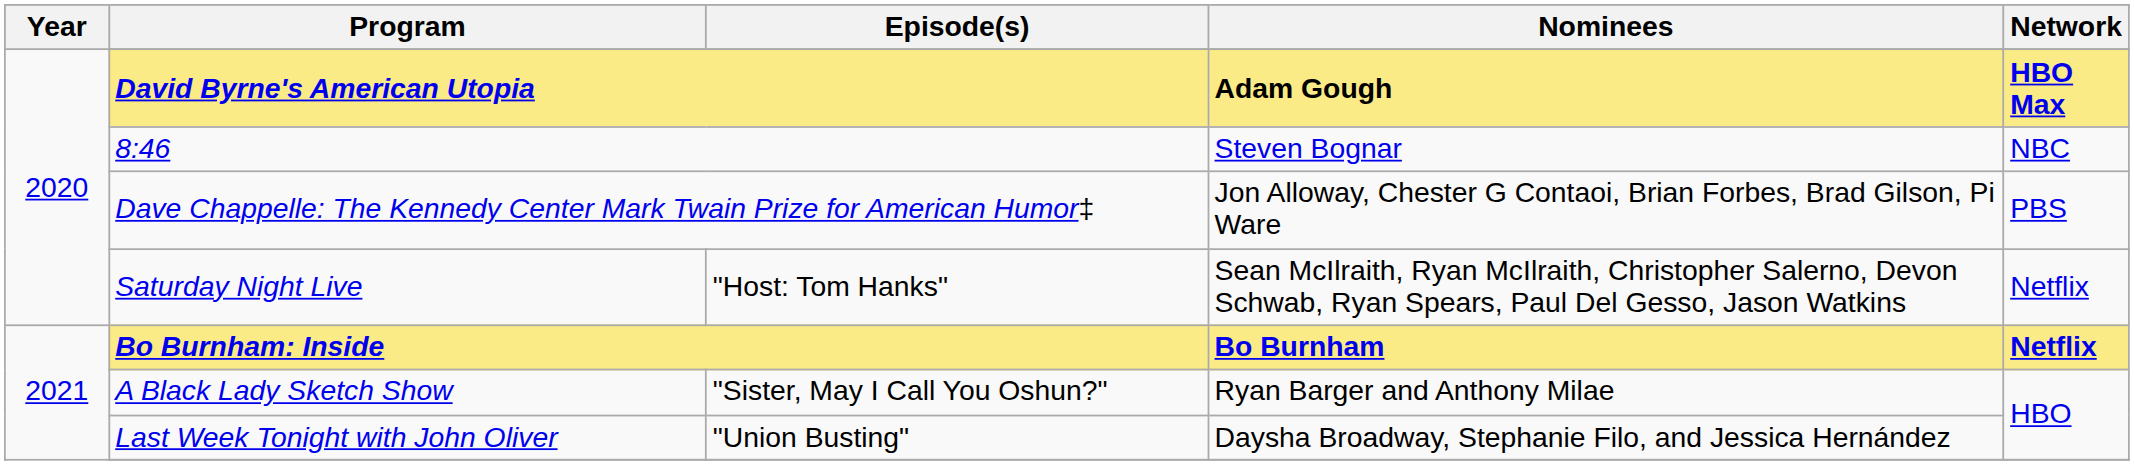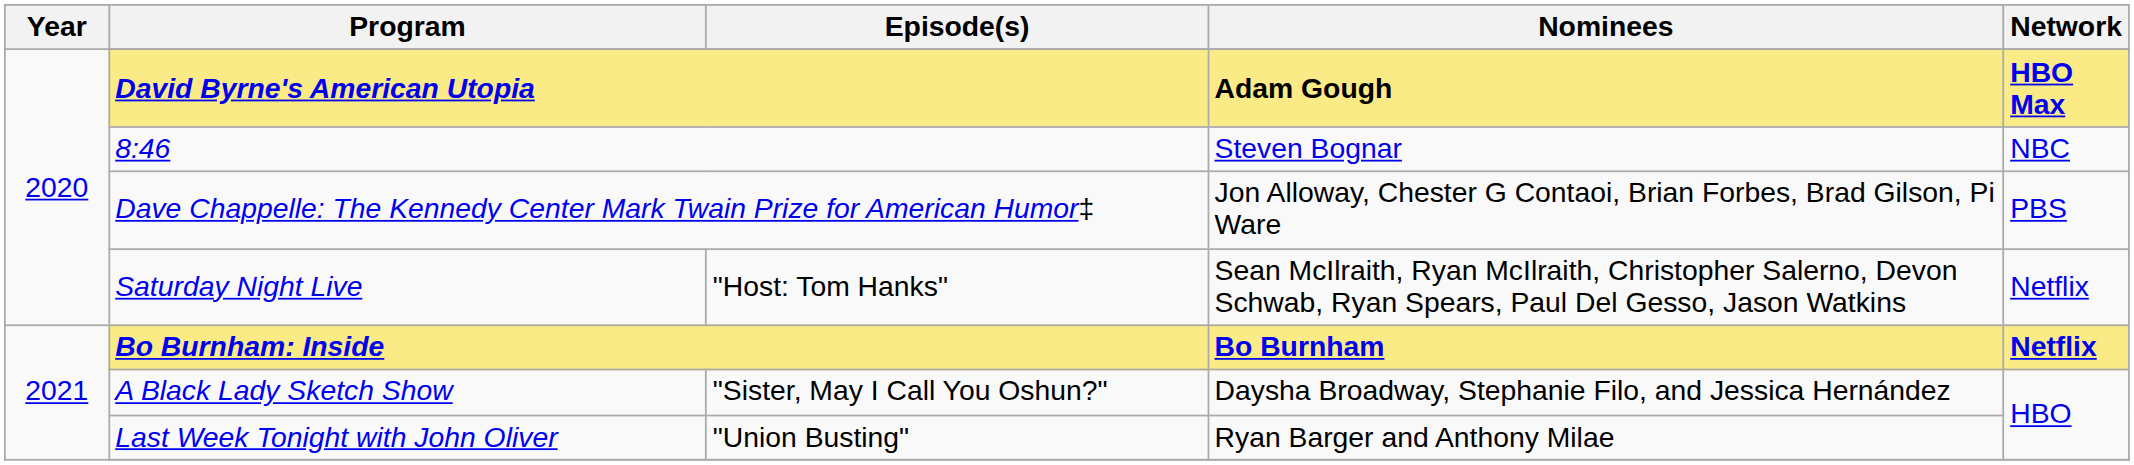(1414, 392) Ryan Barger and Anthony Milae -> (1583, 392) Daysha Broadway, Stephanie Filo, and Jessica Hernández
(1583, 436) Daysha Broadway, Stephanie Filo, and Jessica Hernández -> (1414, 436) Ryan Barger and Anthony Milae
